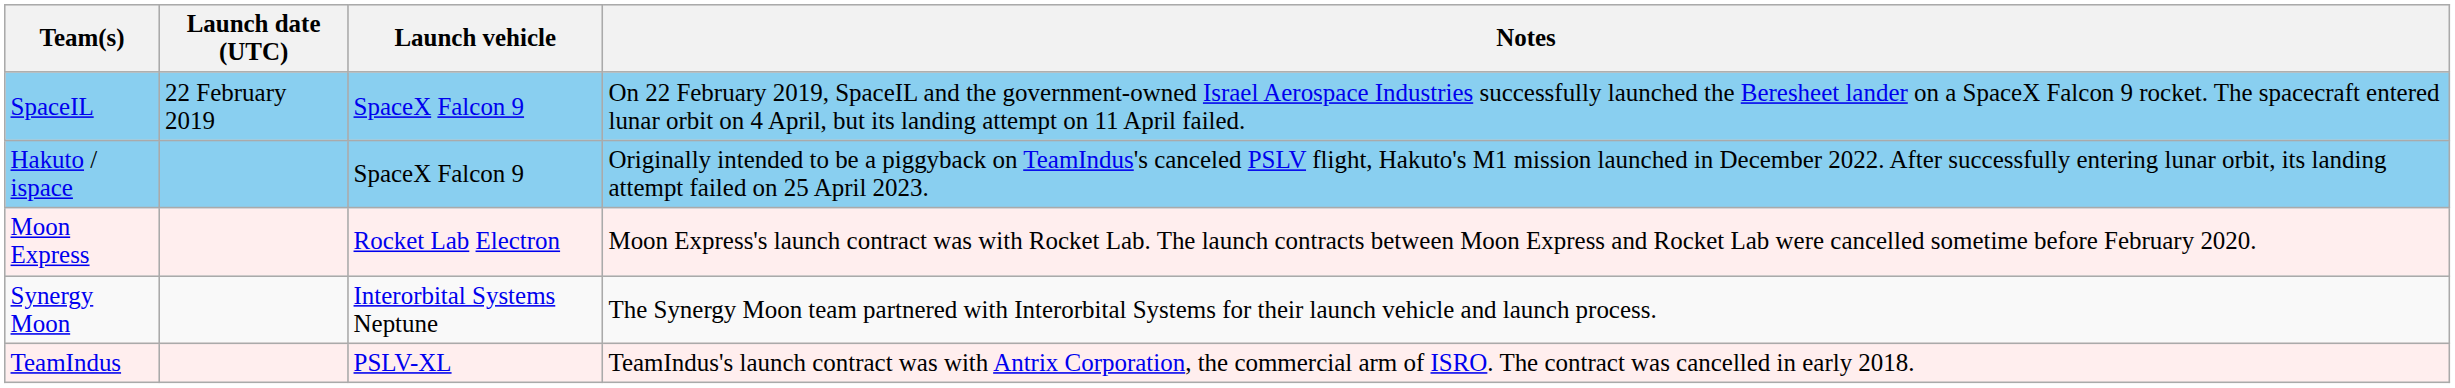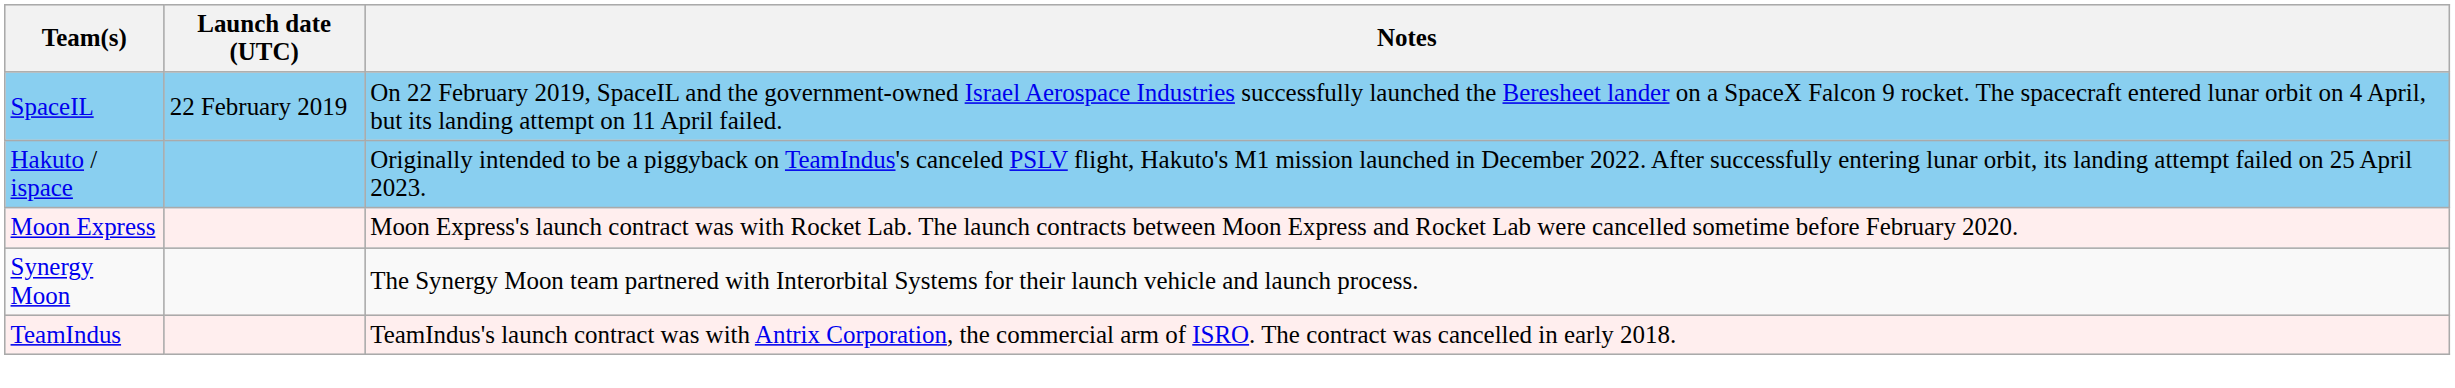- column: (475, 38)
